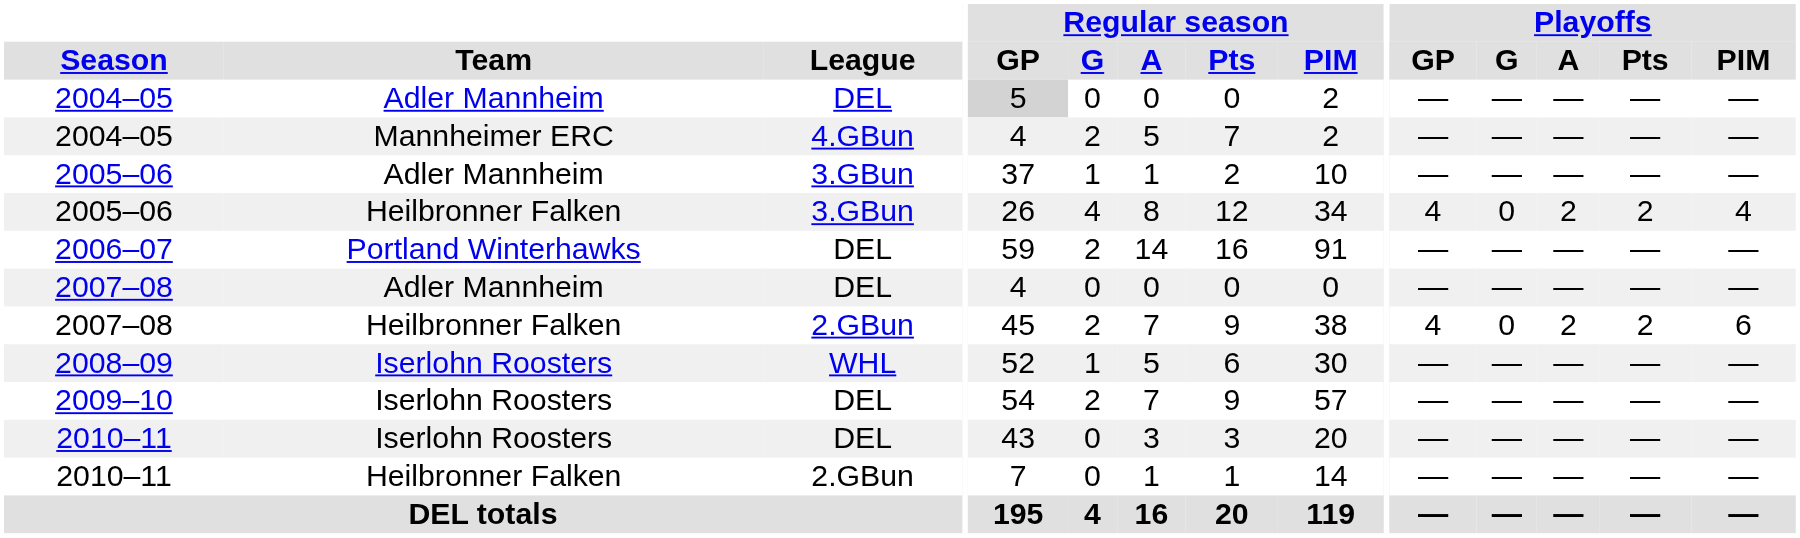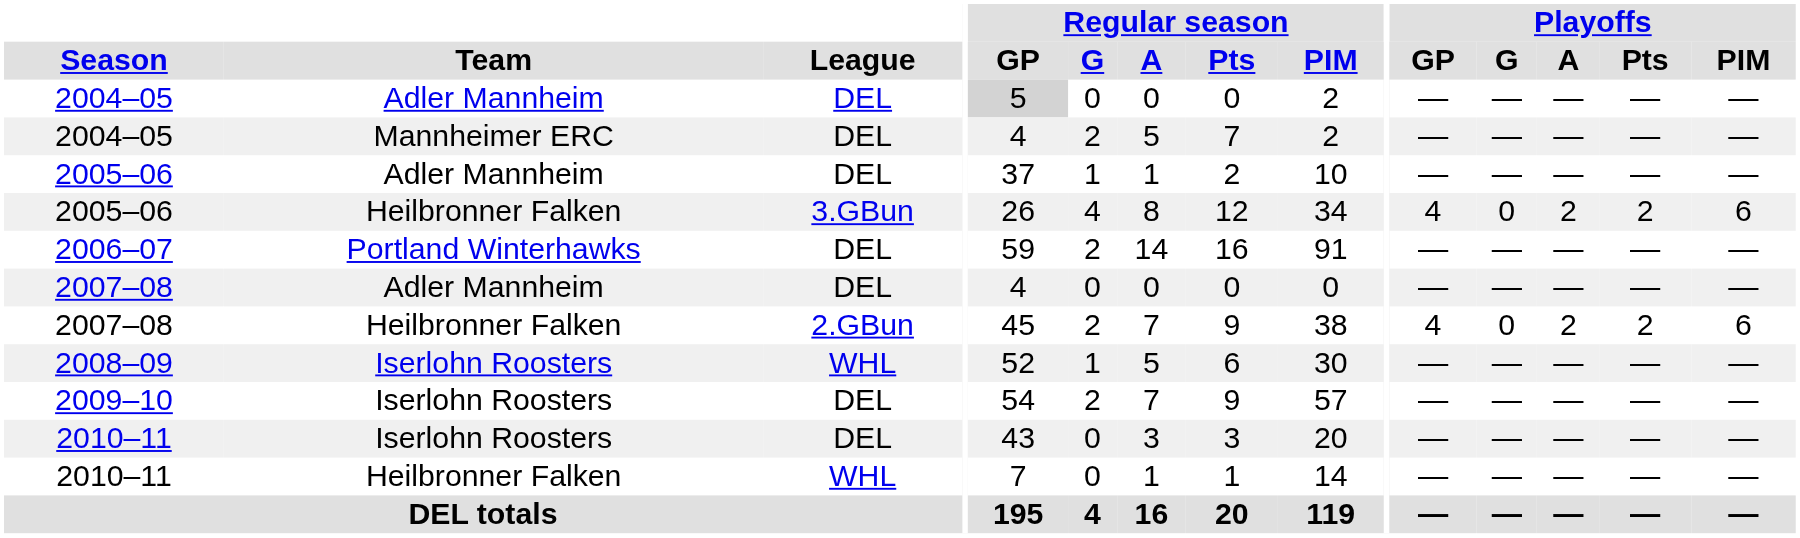(863, 135) 4.GBun -> (863, 135) DEL
(863, 173) 3.GBun -> (863, 173) DEL
(1743, 211) 4 -> (1743, 211) 6
(863, 476) 2.GBun -> (863, 476) WHL
